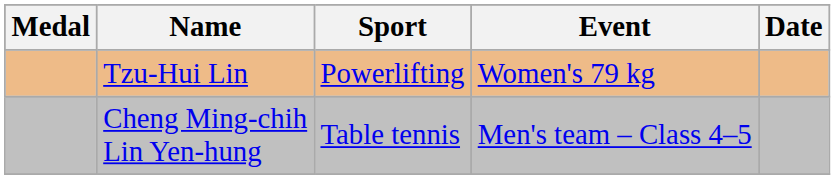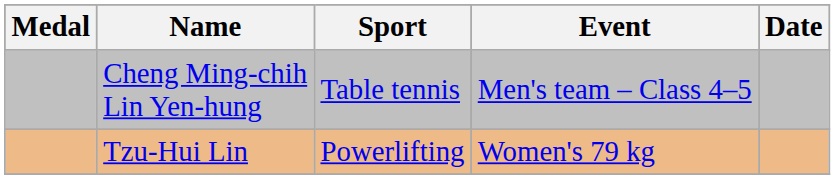rows swapped: (205, 134) <-> (176, 73)
